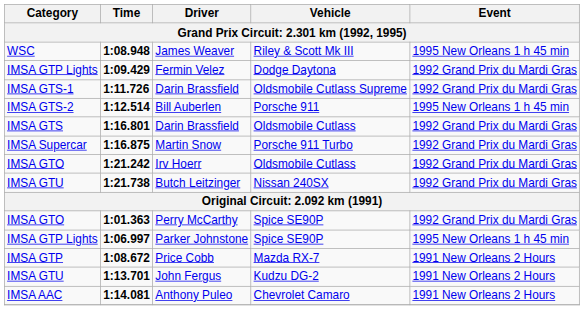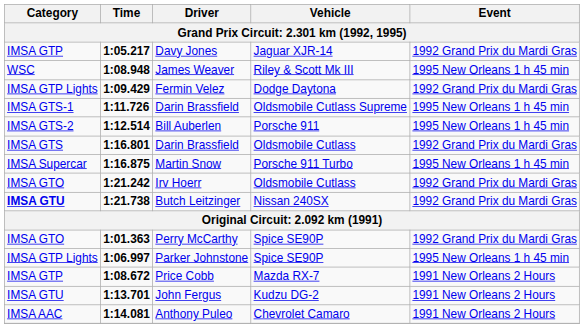+ row: (127, 51)
(495, 88) 1992 Grand Prix du Mardi Gras -> (491, 107) 1995 New Orleans 1 h 45 min
(495, 145) 1992 Grand Prix du Mardi Gras -> (491, 164) 1995 New Orleans 1 h 45 min
(35, 182) normal -> (36, 201) bold
